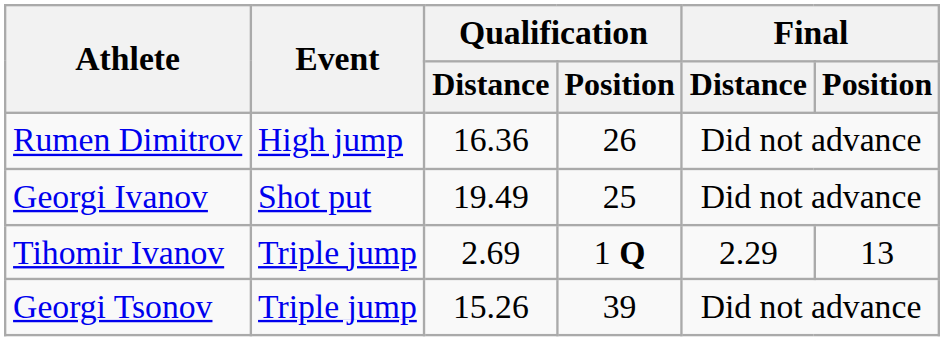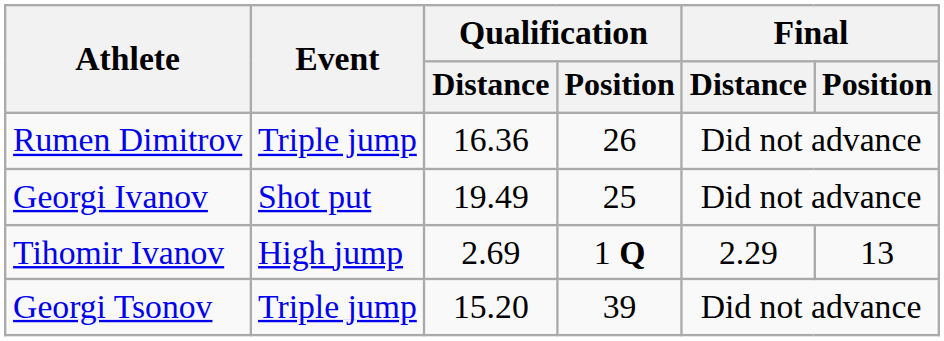(331, 140) High jump -> (337, 140) Triple jump
(337, 251) Triple jump -> (331, 251) High jump
(491, 307) 15.26 -> (491, 307) 15.20
